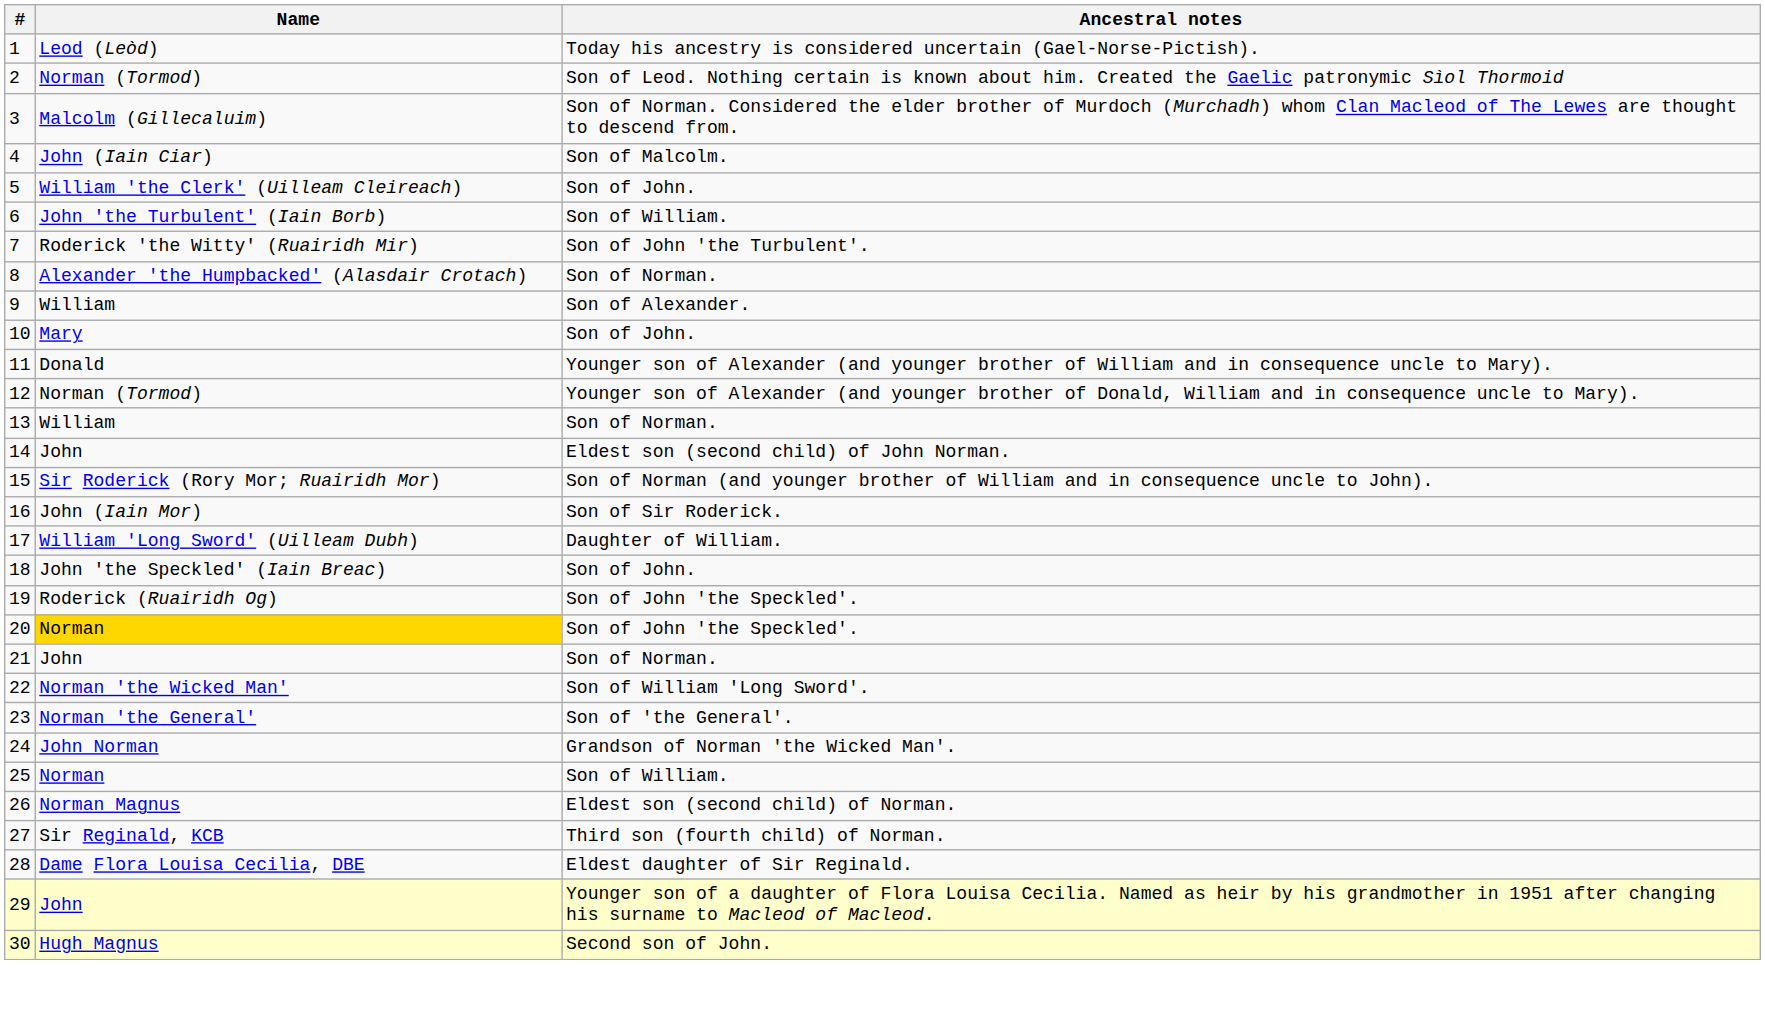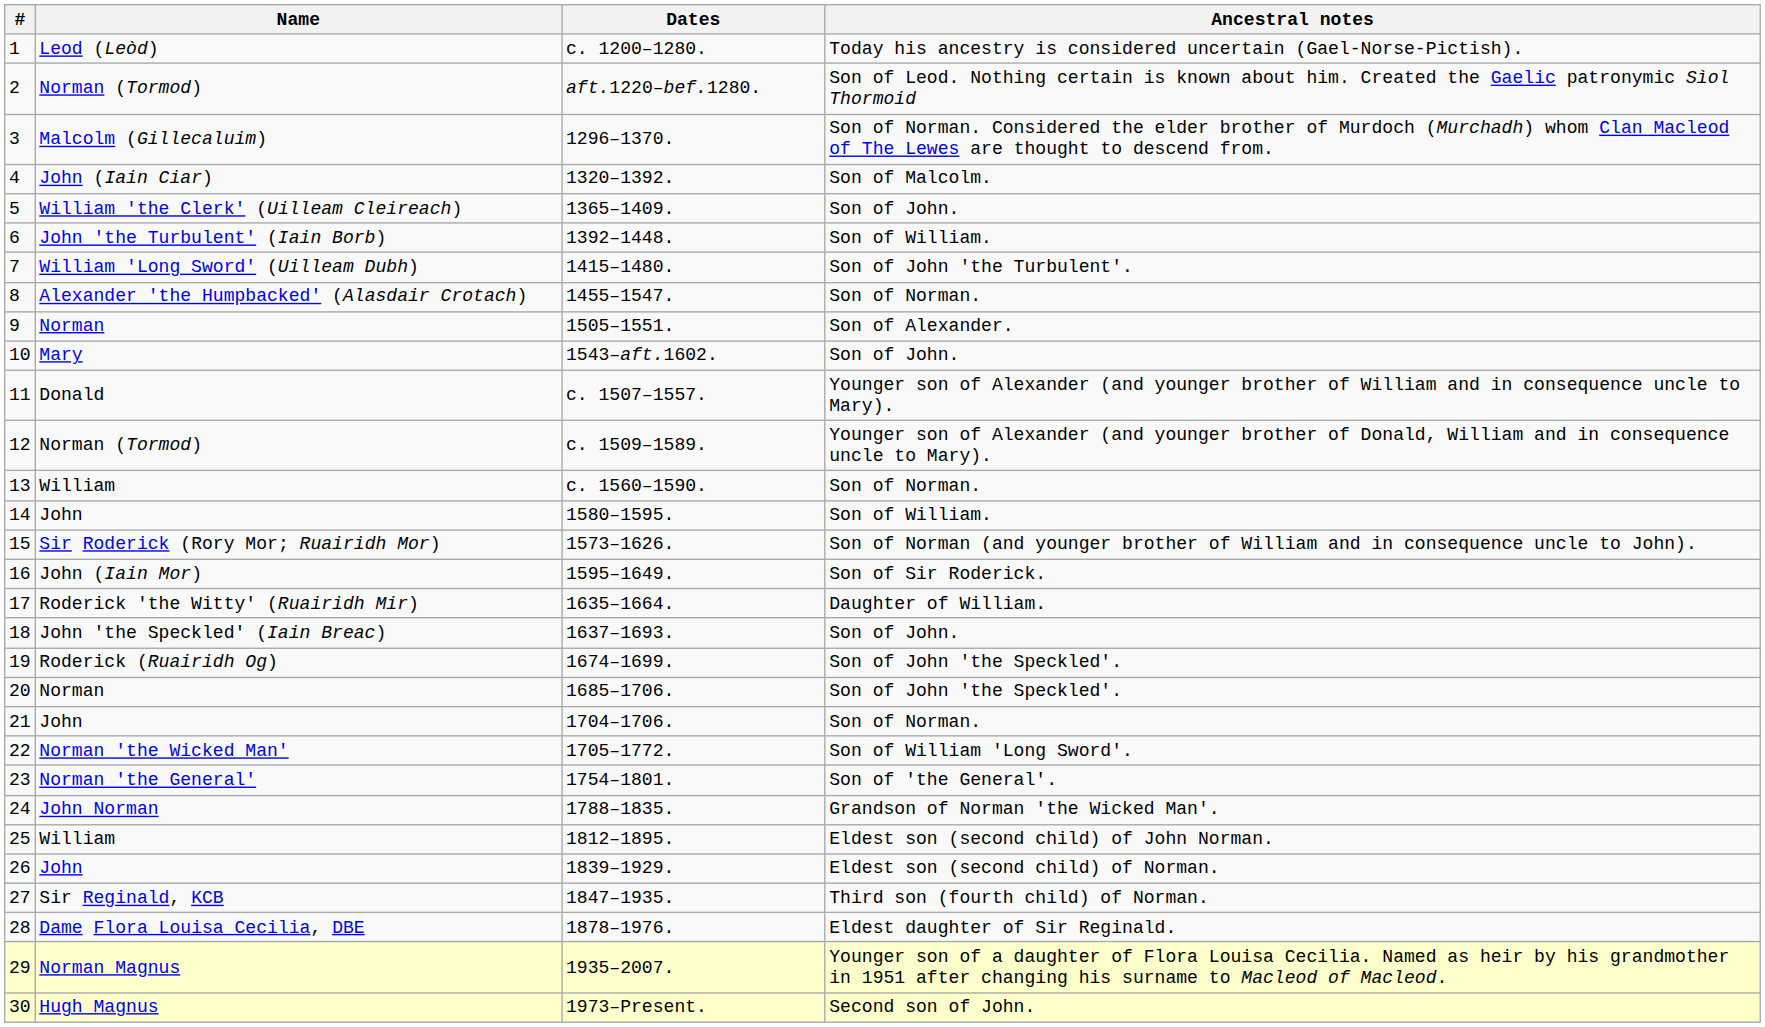+ column: (693, 19)
(229, 246) Roderick 'the Witty' (Ruairidh Mir) -> (229, 267) William 'Long Sword' (Uilleam Dubh)
(77, 305) William -> (72, 326) Norman
(788, 453) Eldest son (second child) of John Norman. -> (911, 515) Son of William.
(229, 541) William 'Long Sword' (Uilleam Dubh) -> (229, 603) Roderick 'the Witty' (Ruairidh Mir)
(72, 629) gold background -> (72, 692) no background
(72, 777) Norman -> (77, 839) William
(647, 777) Son of William. -> (1052, 839) Eldest son (second child) of John Norman.
(110, 806) Norman Magnus -> (61, 869) John
(61, 905) John -> (110, 967) Norman Magnus
